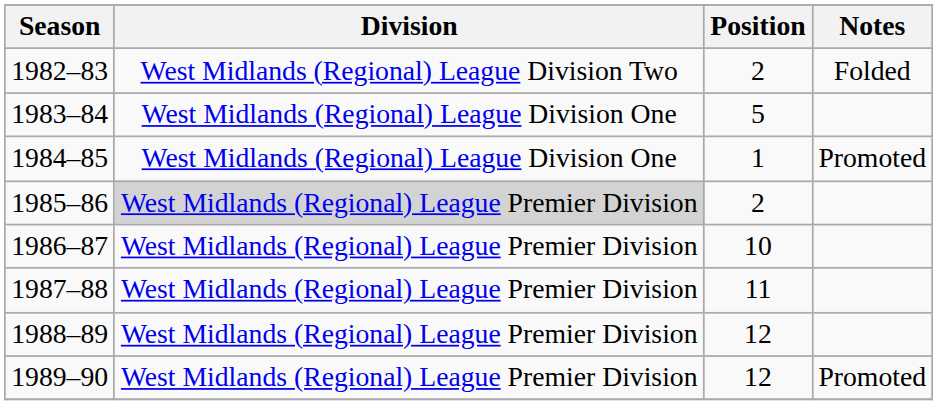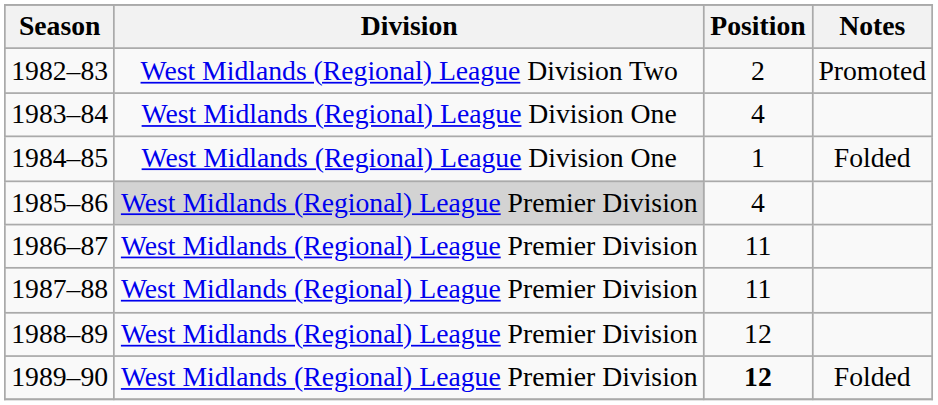(872, 70) Folded -> (872, 70) Promoted
(758, 114) 5 -> (758, 114) 4
(872, 158) Promoted -> (872, 158) Folded
(758, 202) 2 -> (758, 202) 4
(758, 245) 10 -> (758, 245) 11
(758, 377) normal -> (758, 377) bold
(872, 377) Promoted -> (872, 377) Folded
